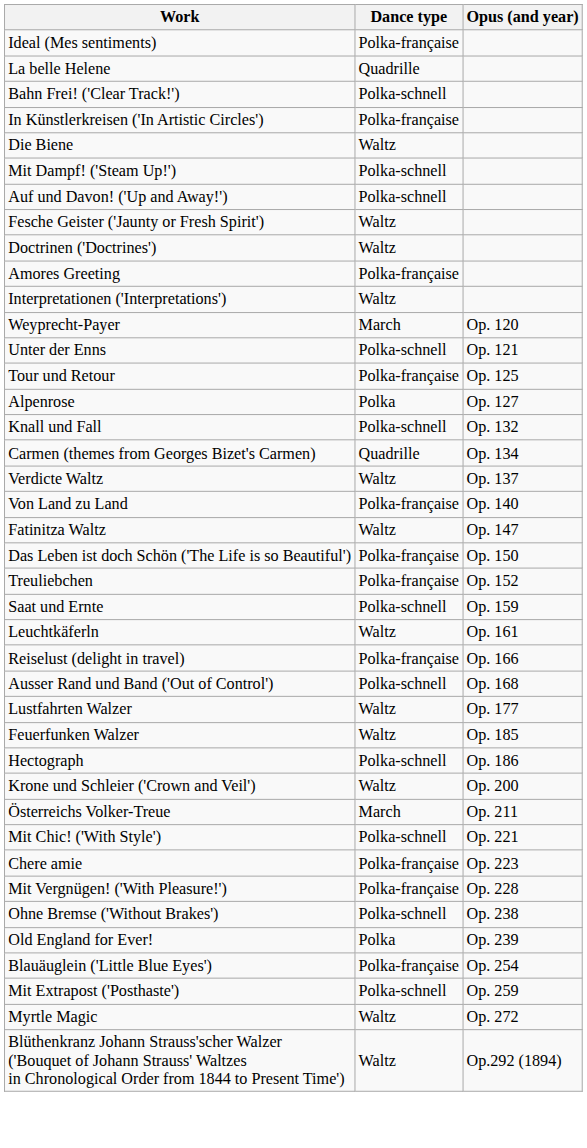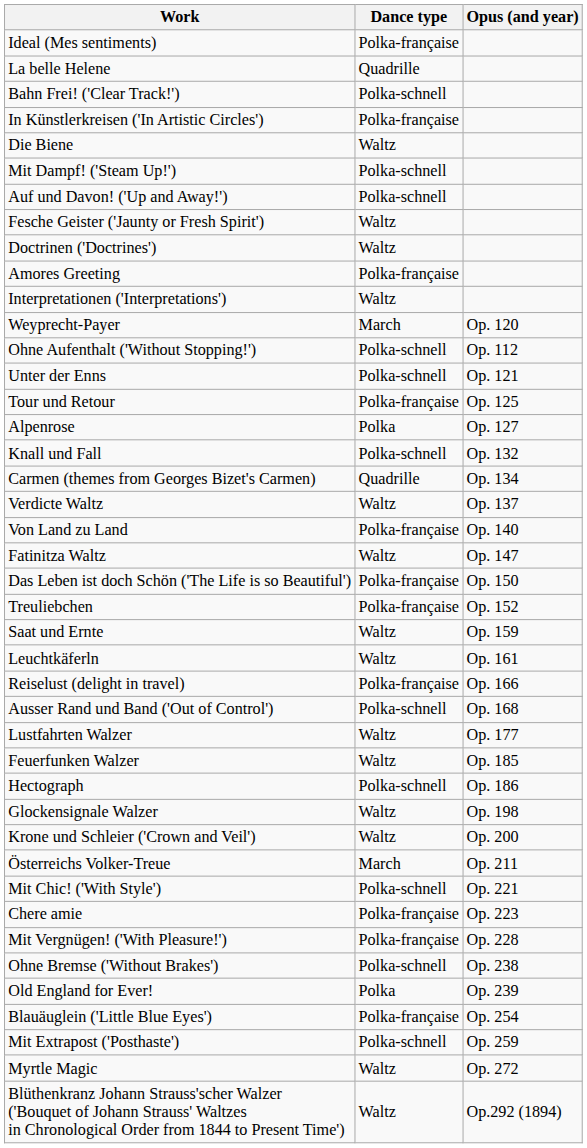+ row: (132, 350)
(403, 606) Polka-schnell -> (377, 632) Waltz
+ row: (83, 811)
